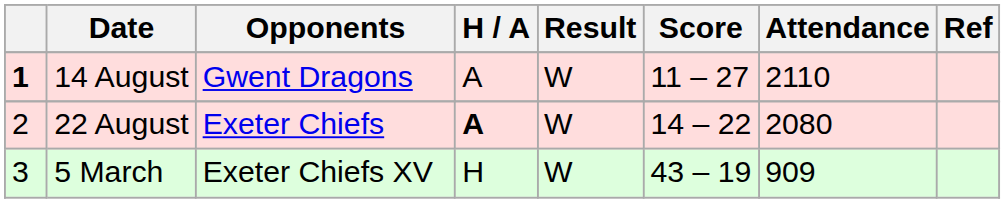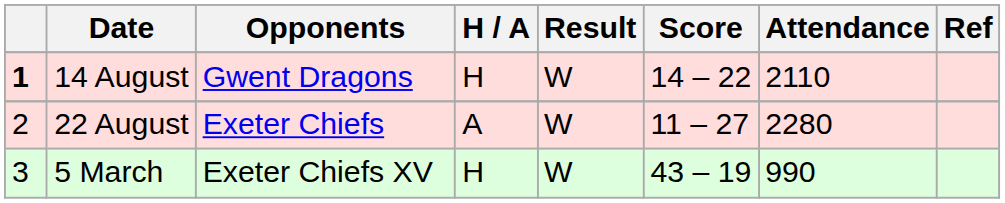(472, 76) A -> (473, 76) H
(700, 76) 11 – 27 -> (701, 76) 14 – 22
(473, 124) bold -> (472, 124) normal
(701, 124) 14 – 22 -> (700, 124) 11 – 27
(799, 124) 2080 -> (799, 124) 2280
(790, 172) 909 -> (790, 172) 990
